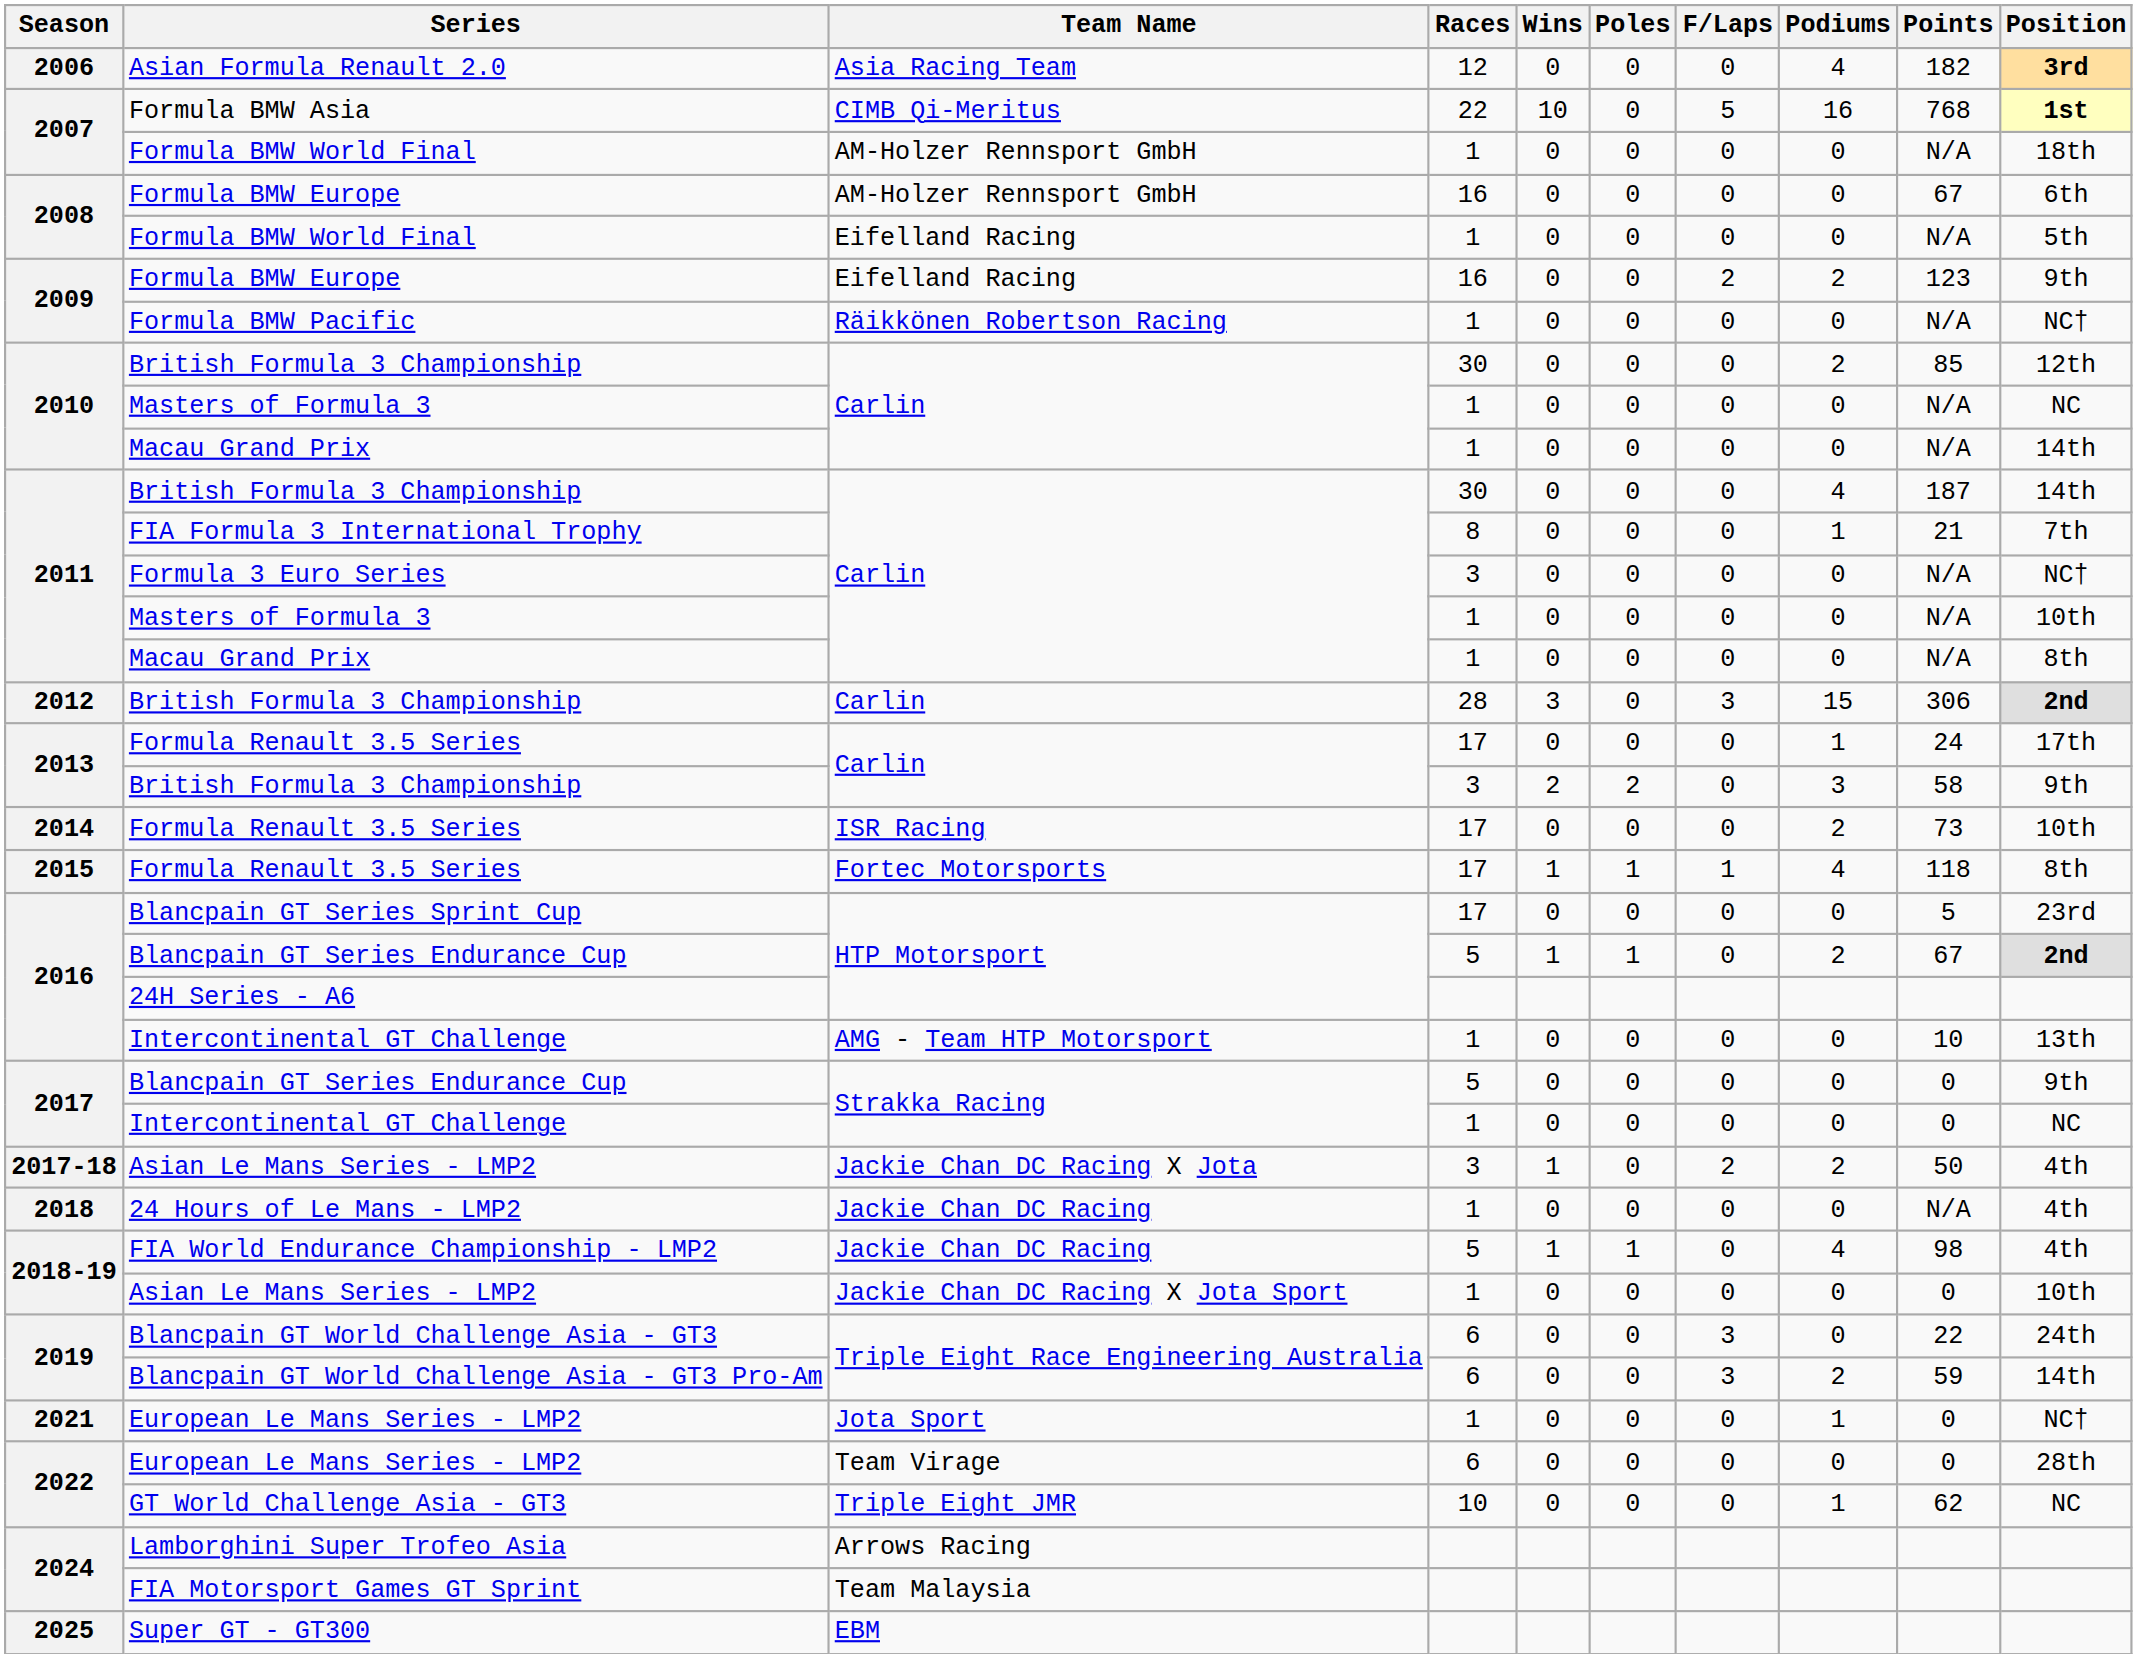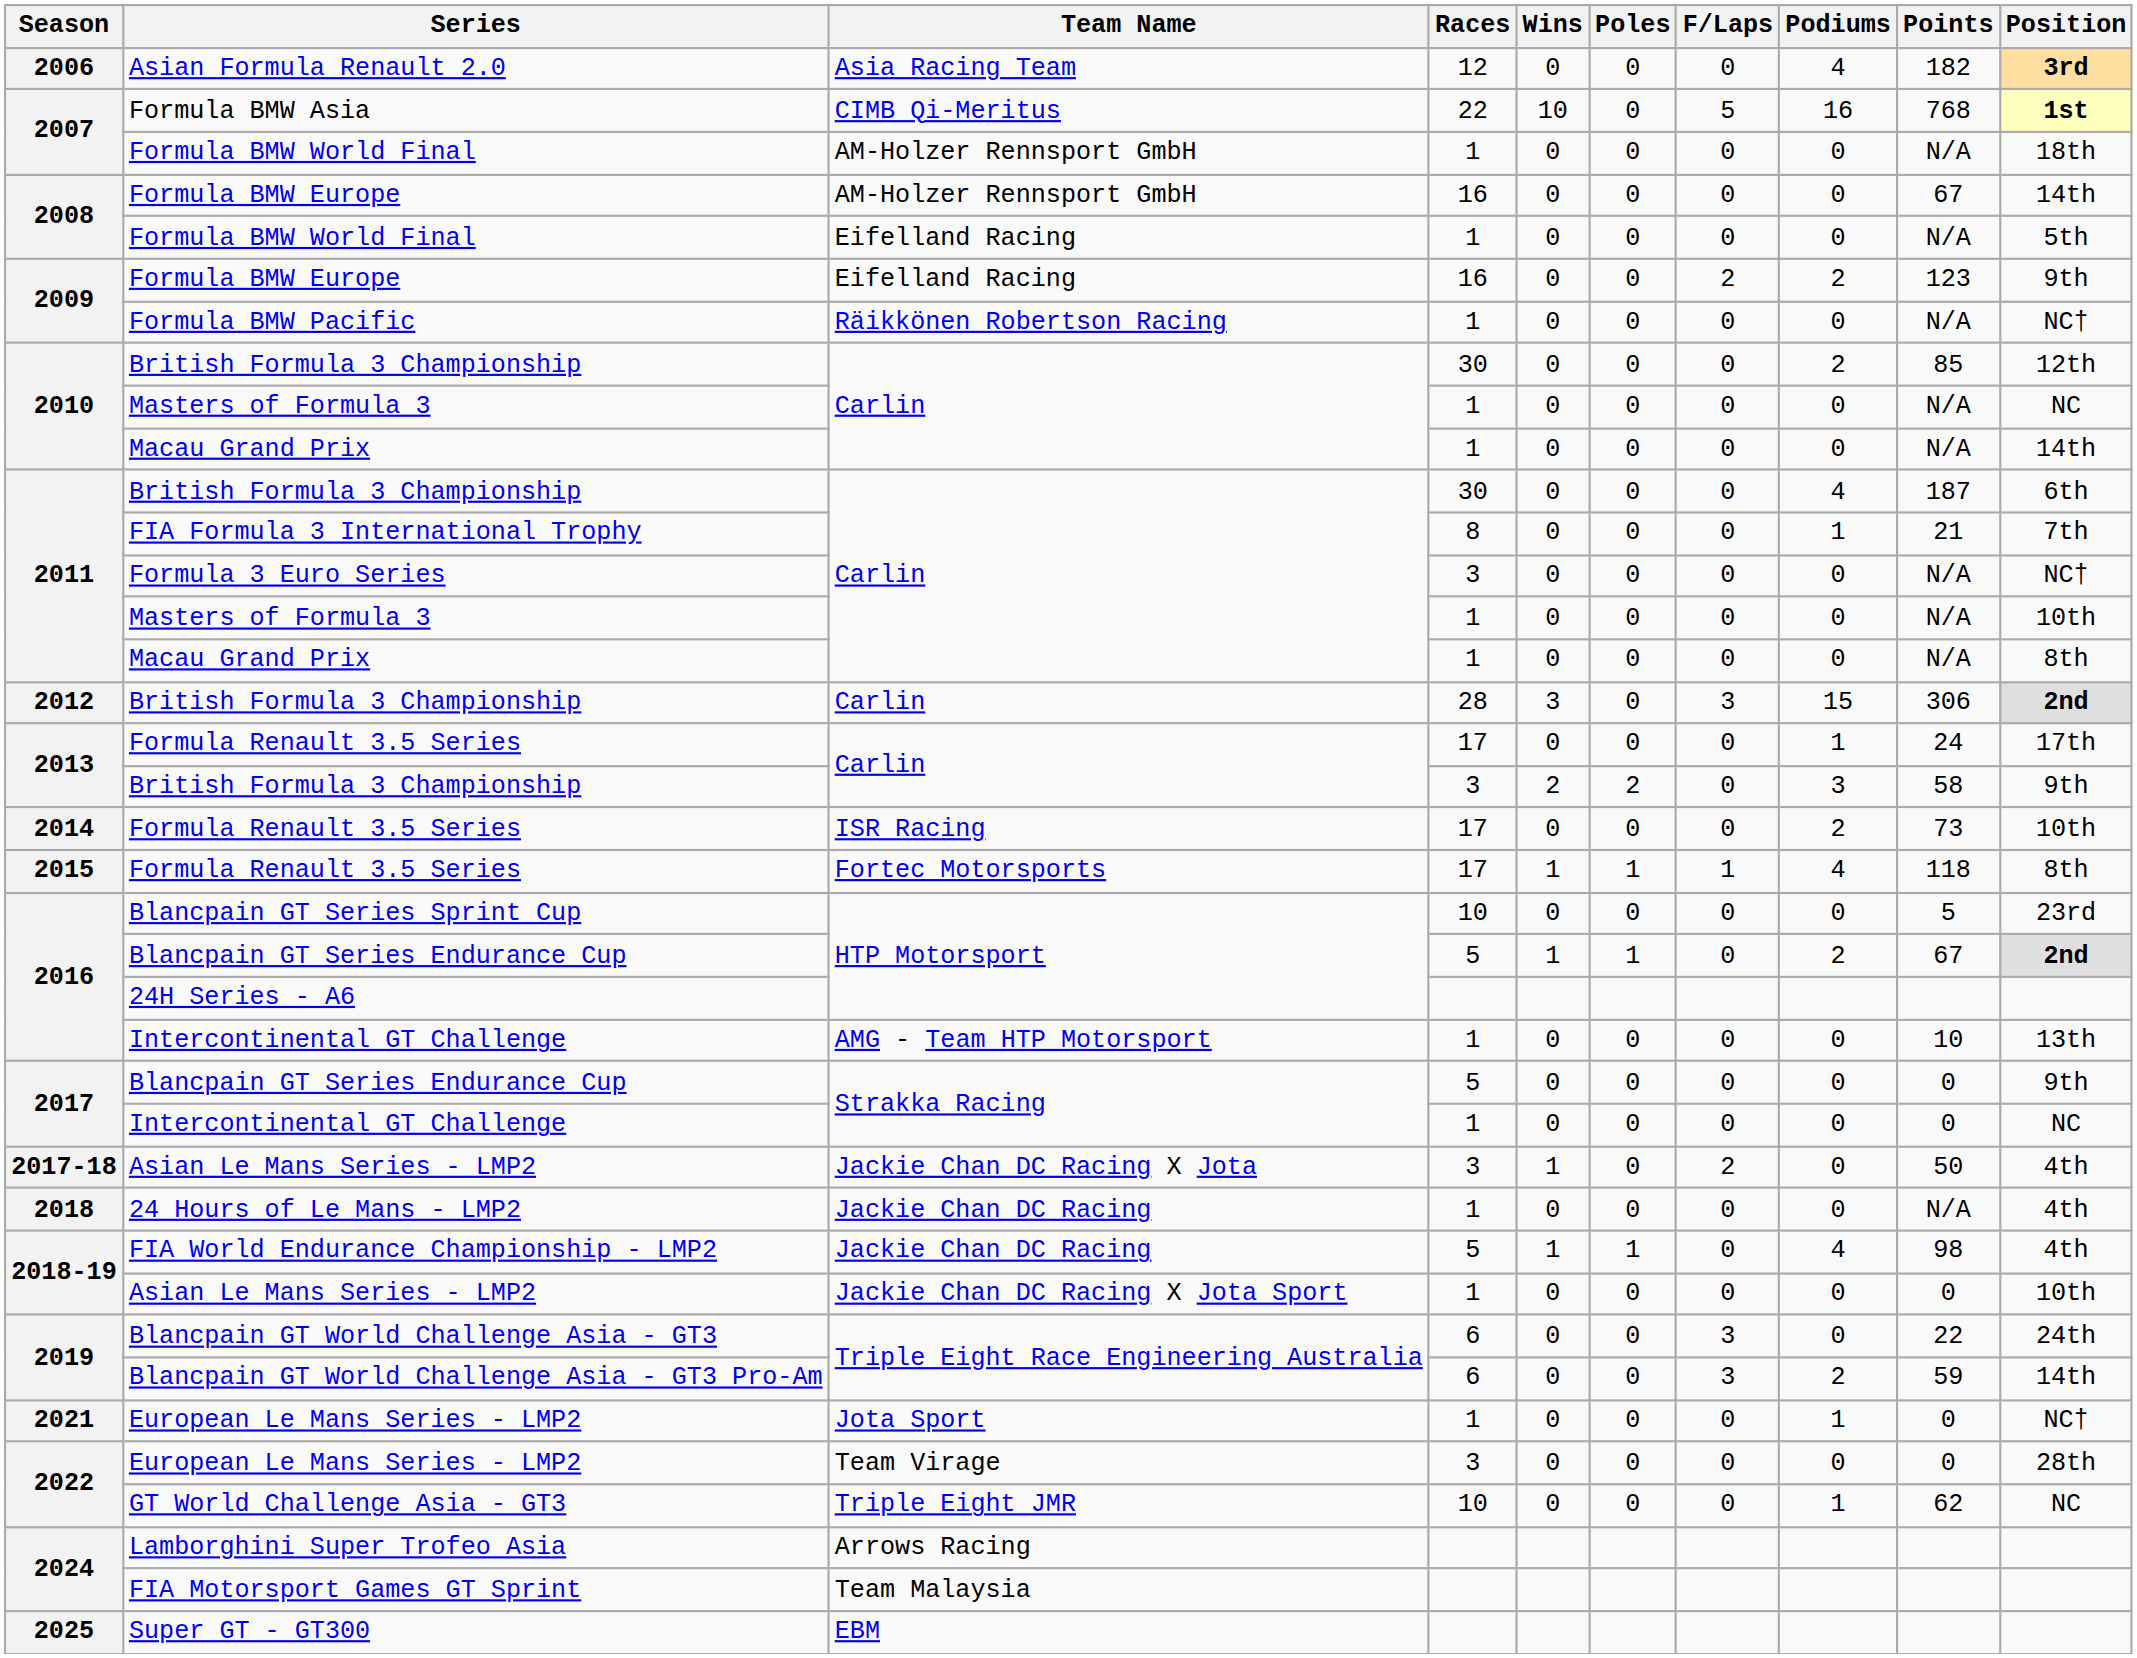(2066, 195) 6th -> (2066, 195) 14th
(2066, 491) 14th -> (2066, 491) 6th
(1473, 913) 17 -> (1473, 913) 10
(1838, 1167) 2 -> (1838, 1167) 0
(1473, 1463) 6 -> (1473, 1463) 3
